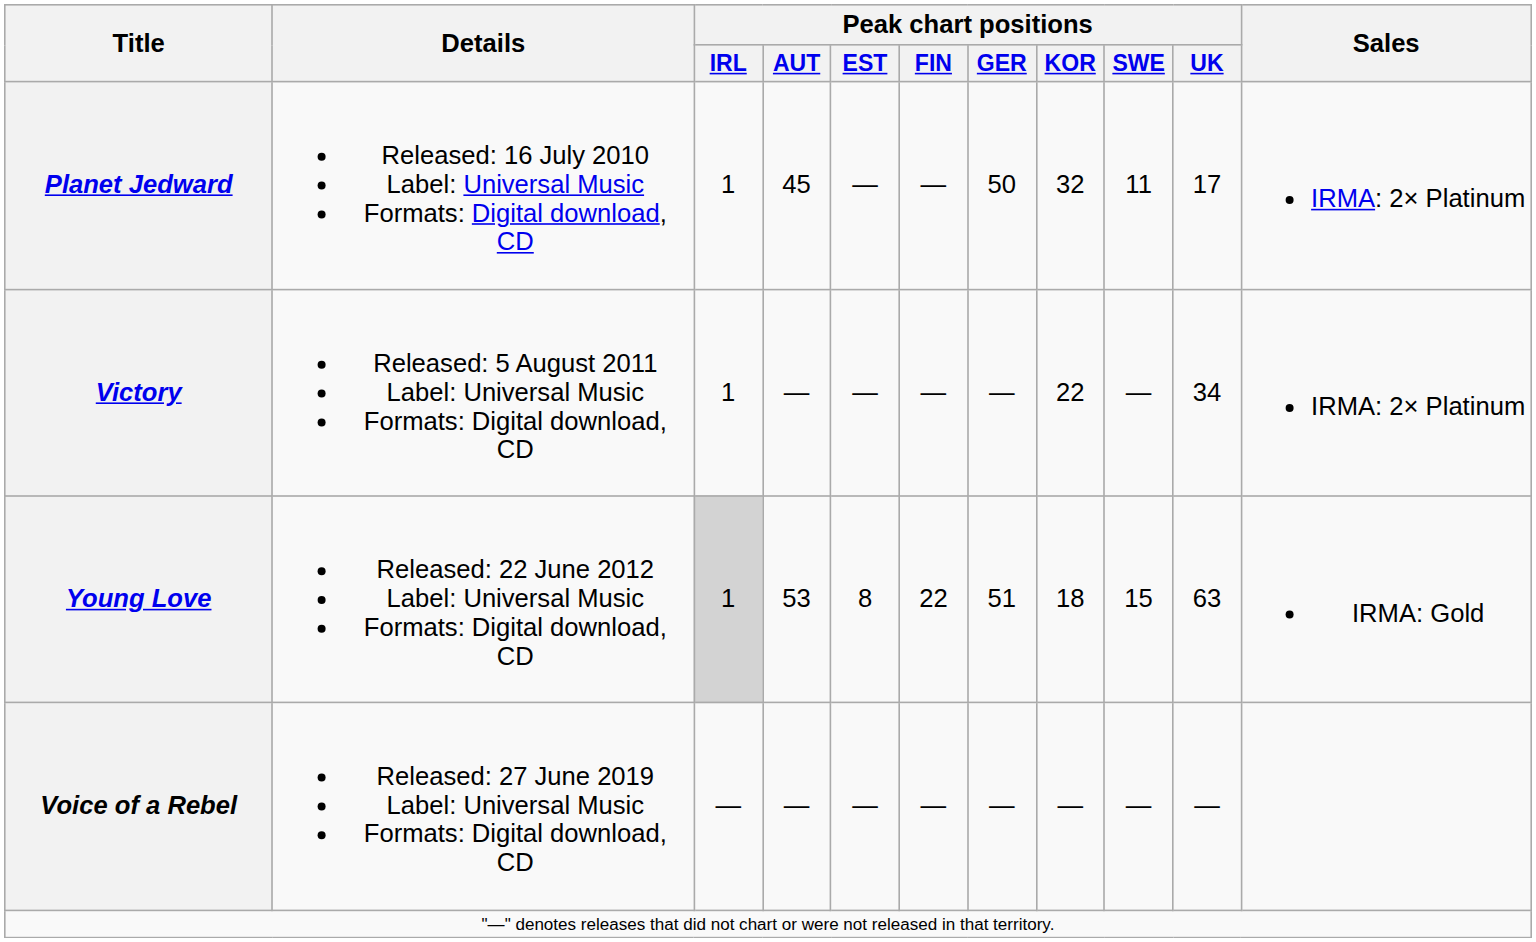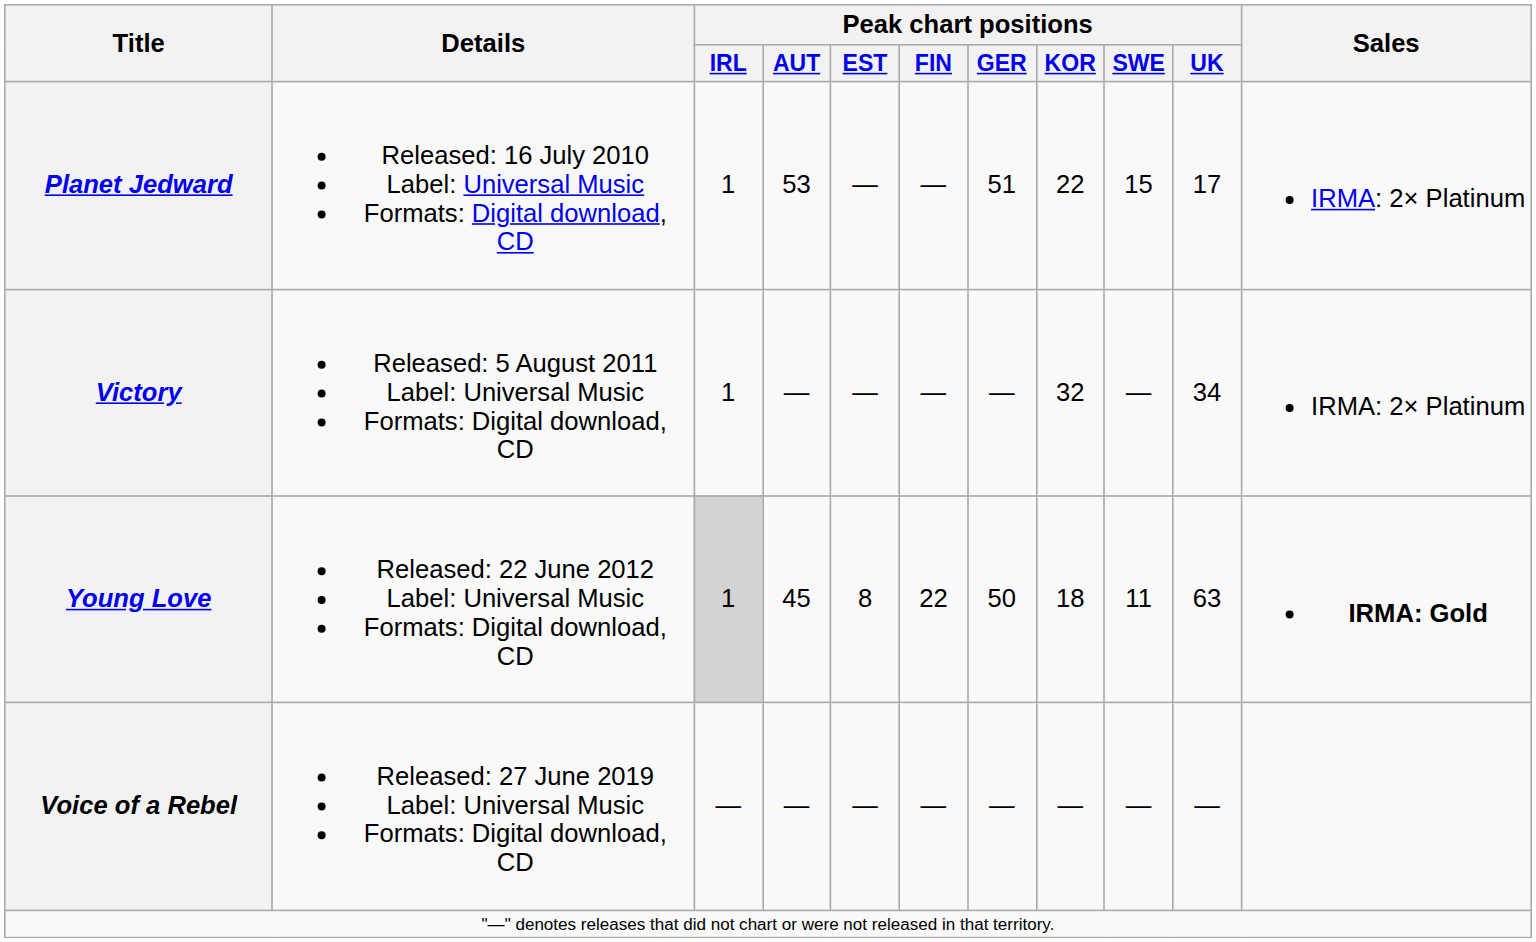(797, 185) 45 -> (797, 185) 53
(1002, 185) 50 -> (1002, 185) 51
(1070, 185) 32 -> (1070, 185) 22
(1139, 185) 11 -> (1139, 185) 15
(1070, 392) 22 -> (1070, 392) 32
(797, 599) 53 -> (797, 599) 45
(1002, 599) 51 -> (1002, 599) 50
(1139, 599) 15 -> (1139, 599) 11
(1386, 614) normal -> (1386, 614) bold
